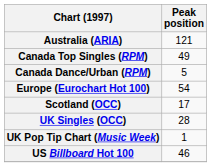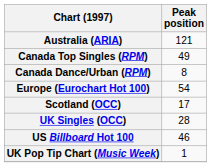(184, 72) 5 -> (184, 72) 8
rows swapped: (83, 137) <-> (83, 154)
